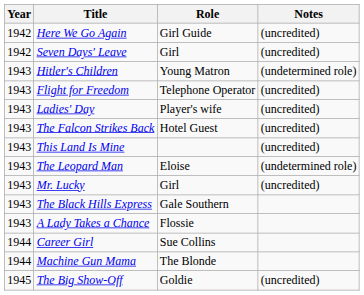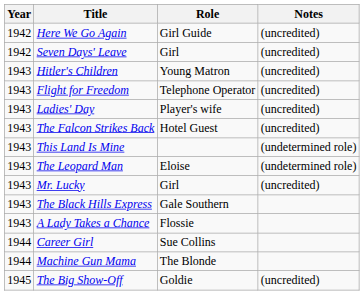(309, 71) (undetermined role) -> (290, 71) (uncredited)
(290, 147) (uncredited) -> (309, 147) (undetermined role)
